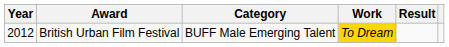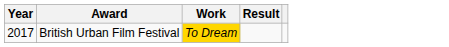- column: (260, 14)
(20, 33) 2012 -> (20, 33) 2017
